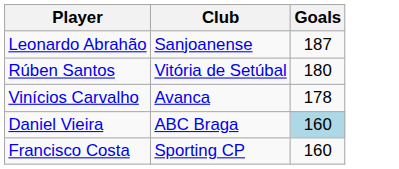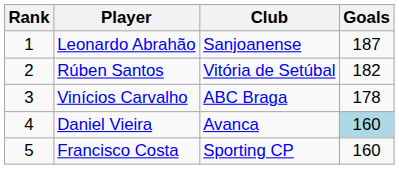+ column: (29, 17)
(318, 71) 180 -> (367, 71) 182
(182, 97) Avanca -> (245, 97) ABC Braga
(196, 124) ABC Braga -> (231, 124) Avanca
